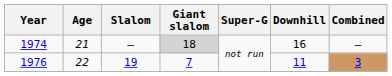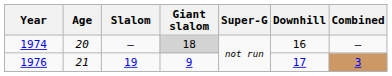(82, 44) 21 -> (82, 44) 20
(82, 62) 22 -> (82, 62) 21
(189, 62) 7 -> (189, 62) 9
(300, 62) 11 -> (300, 62) 17
